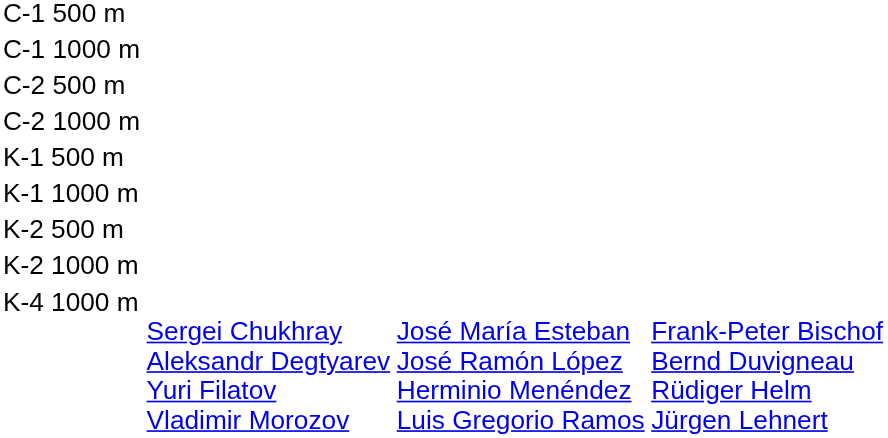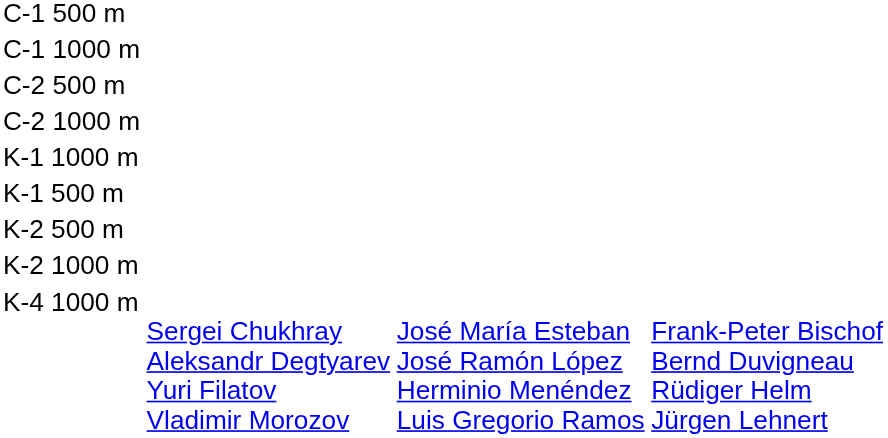rows swapped: (63, 157) <-> (71, 193)
